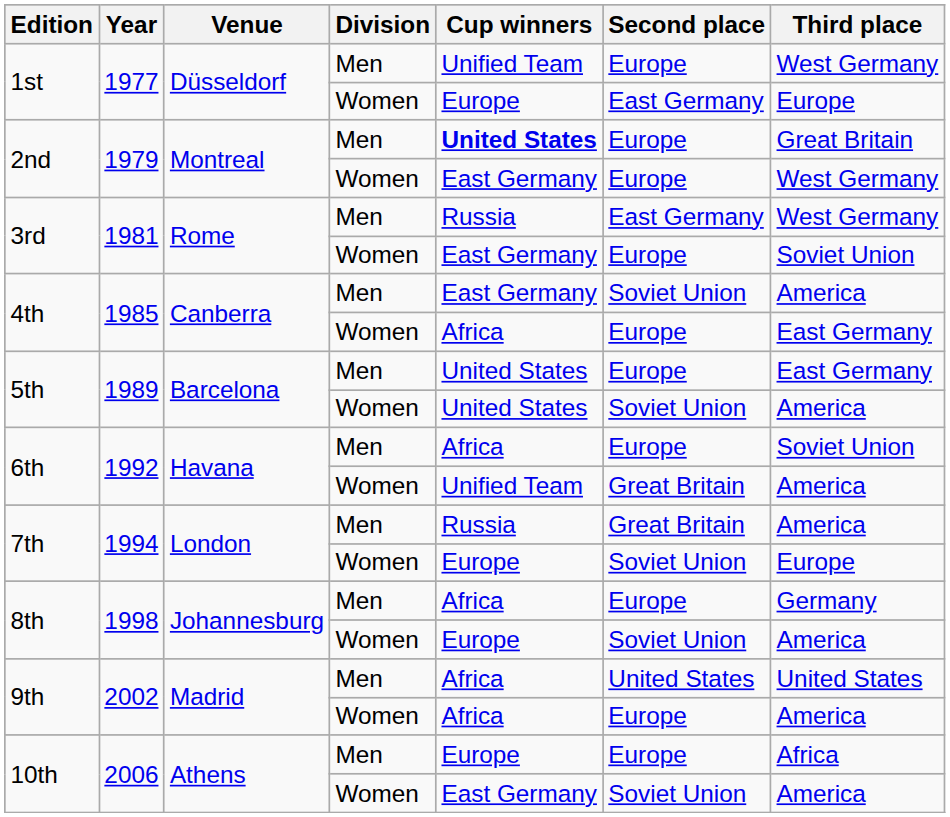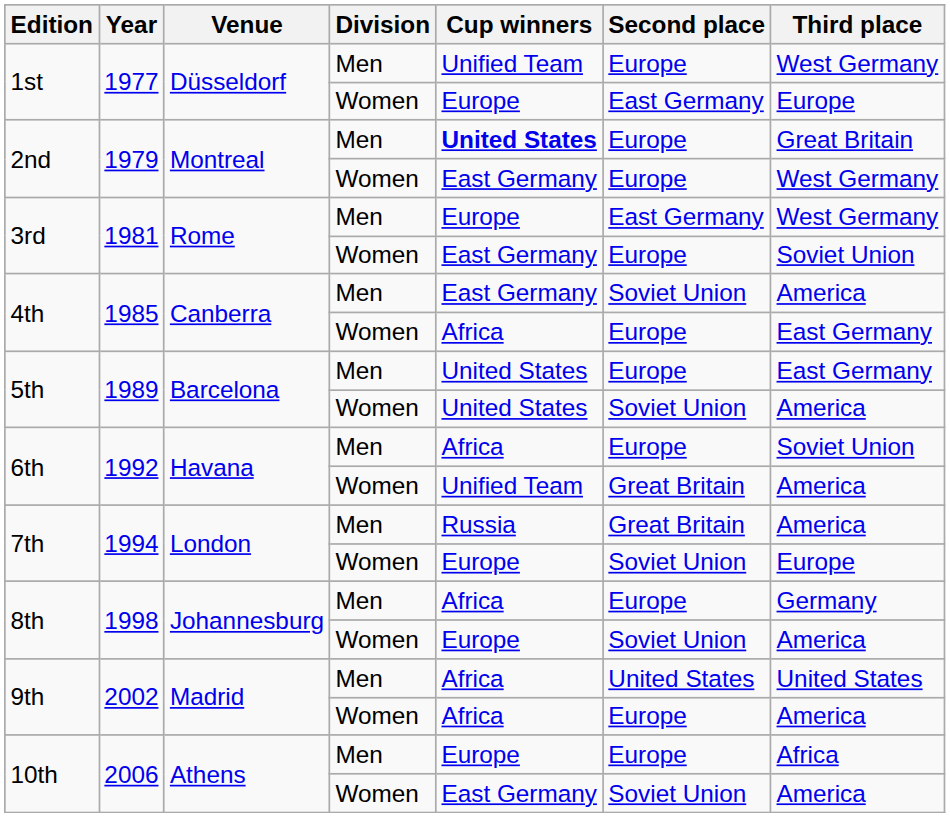(479, 217) Russia -> (481, 217) Europe
